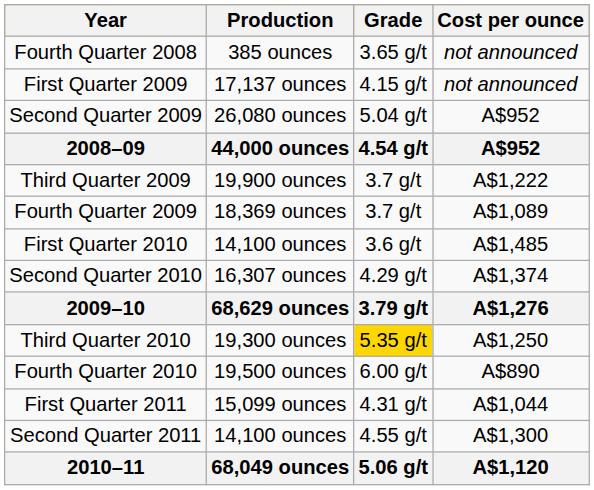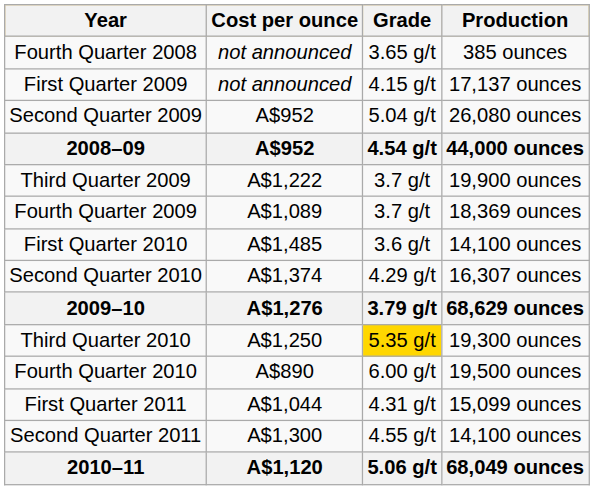columns swapped: (280, 20) <-> (511, 20)
